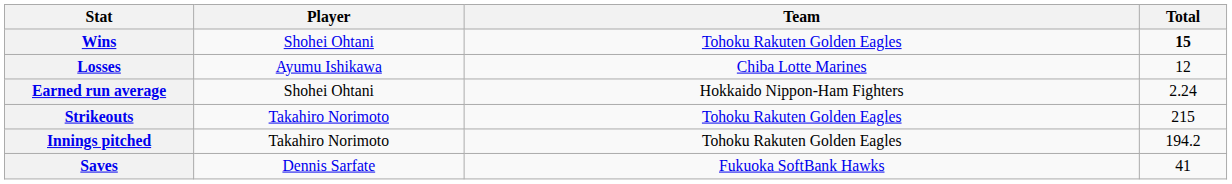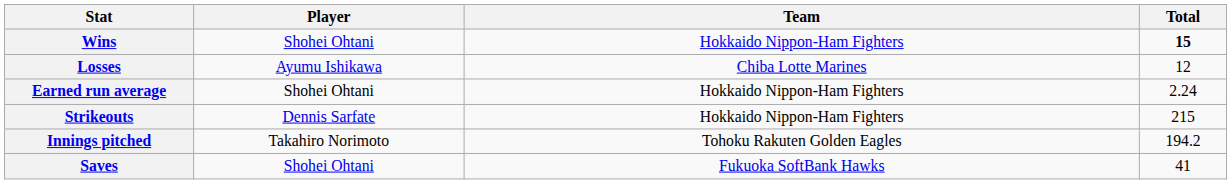(802, 41) Tohoku Rakuten Golden Eagles -> (802, 41) Hokkaido Nippon-Ham Fighters
(329, 116) Takahiro Norimoto -> (329, 116) Dennis Sarfate
(802, 116) Tohoku Rakuten Golden Eagles -> (802, 116) Hokkaido Nippon-Ham Fighters
(329, 166) Dennis Sarfate -> (329, 166) Shohei Ohtani
